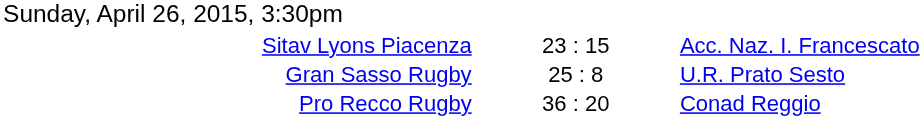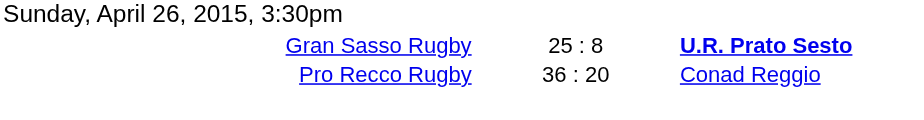- row: (367, 45)
(763, 74) normal -> (766, 45) bold
